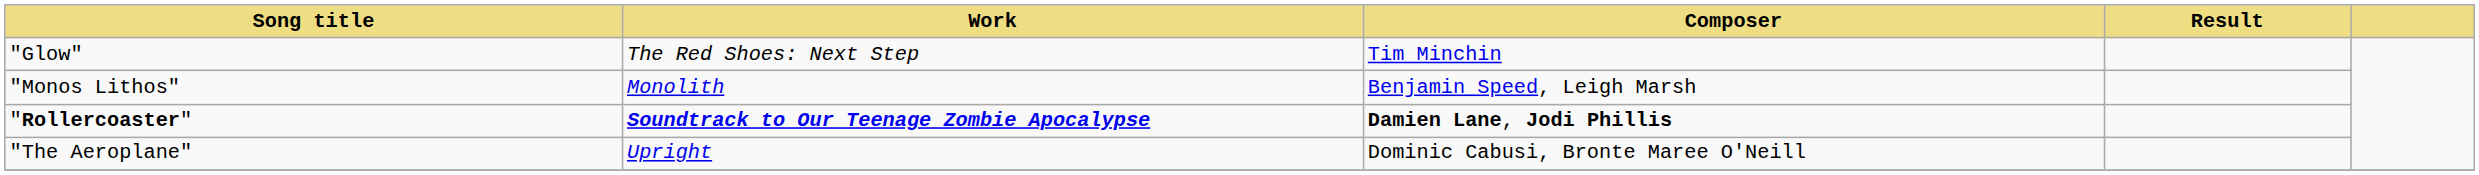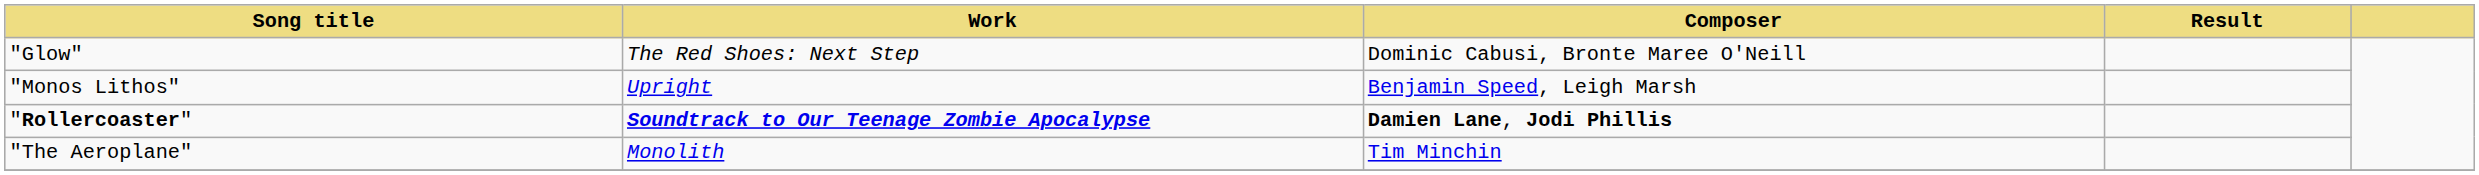(1435, 54) Tim Minchin -> (1587, 54) Dominic Cabusi, Bronte Maree O'Neill
(676, 87) Monolith -> (670, 87) Upright
(670, 154) Upright -> (676, 154) Monolith
(1587, 154) Dominic Cabusi, Bronte Maree O'Neill -> (1435, 154) Tim Minchin
